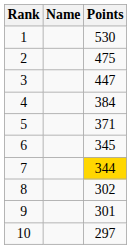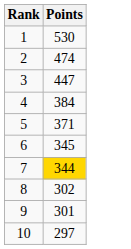- column: (63, 15)
(105, 59) 475 -> (64, 59) 474
